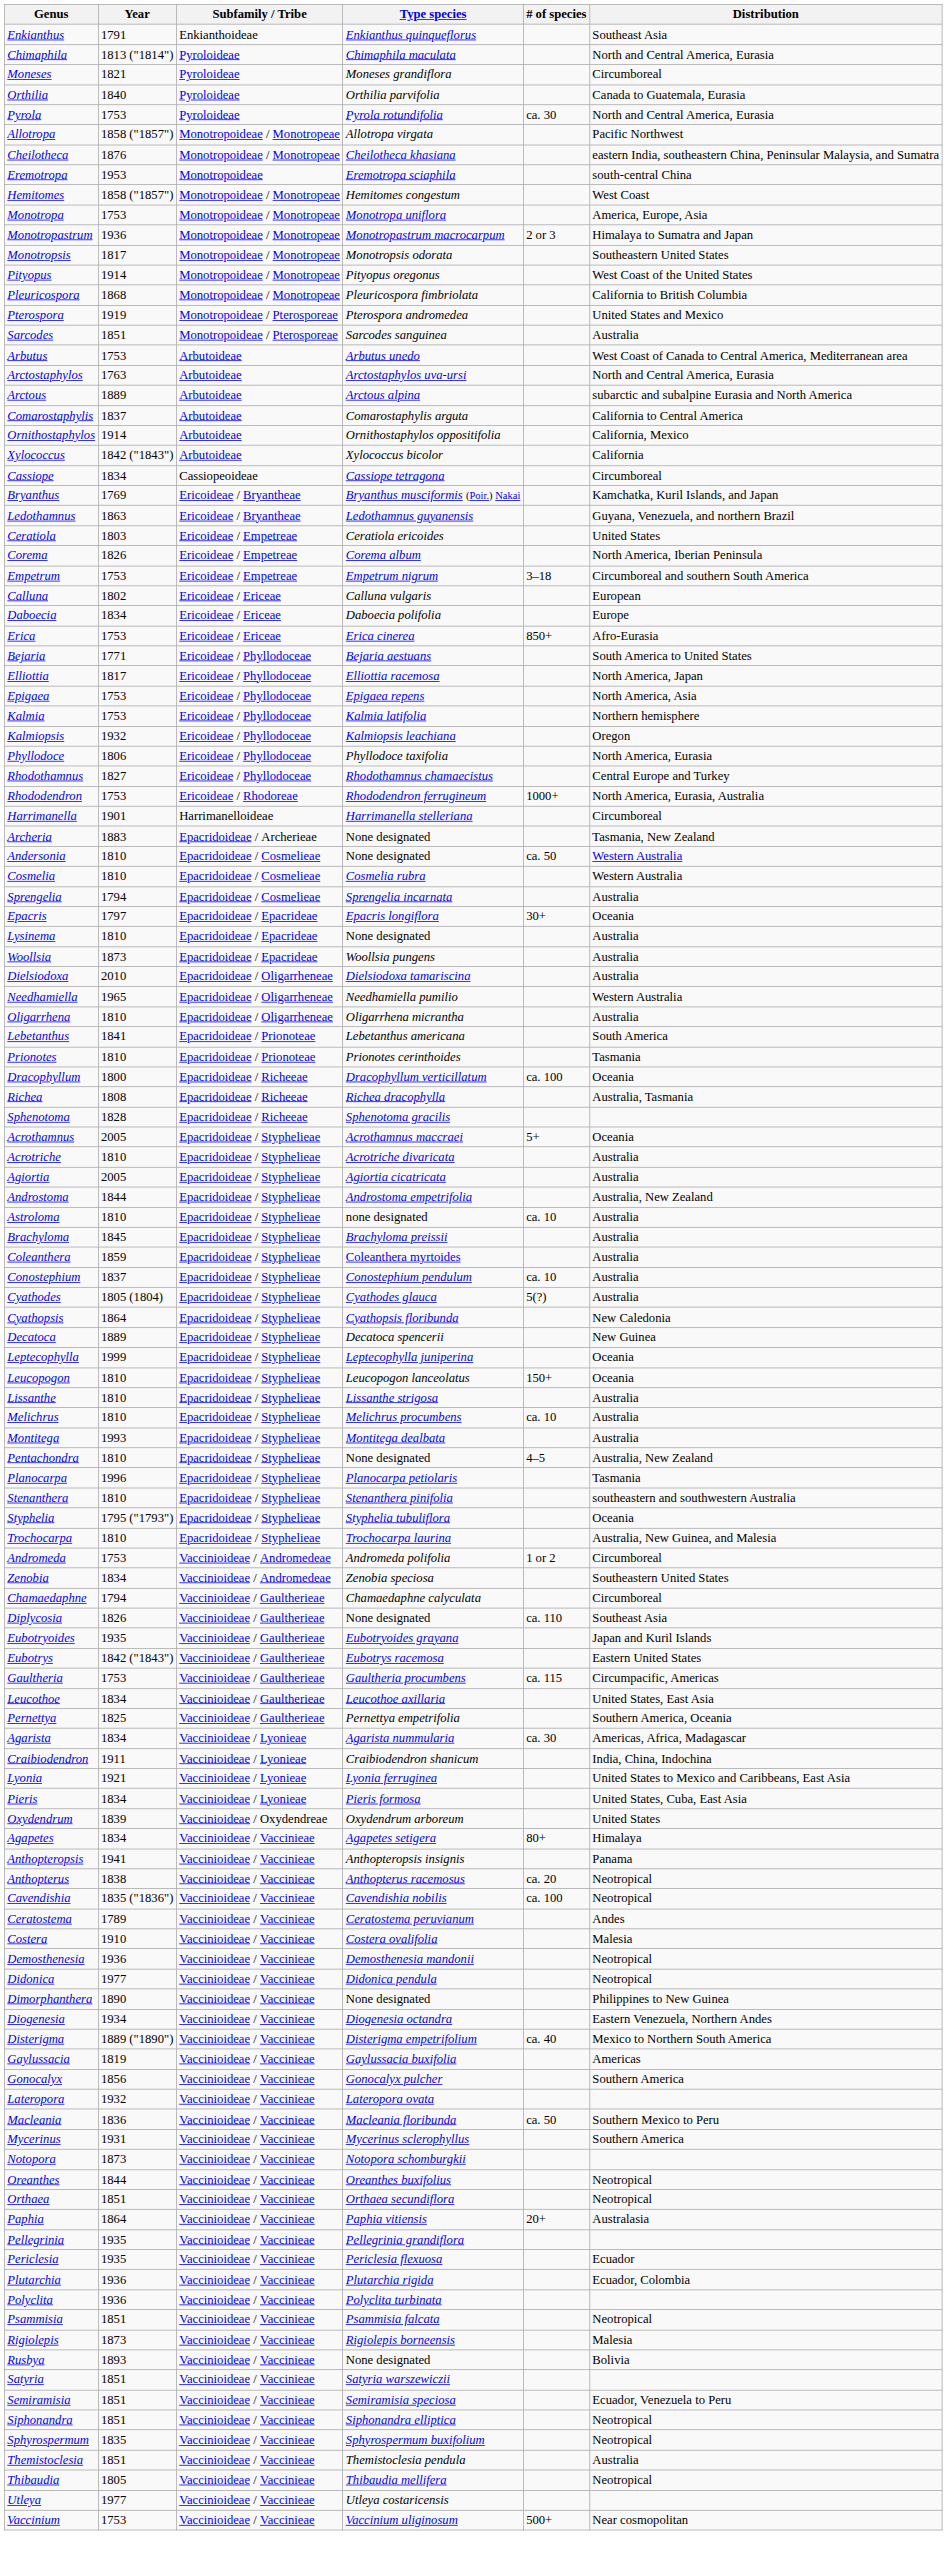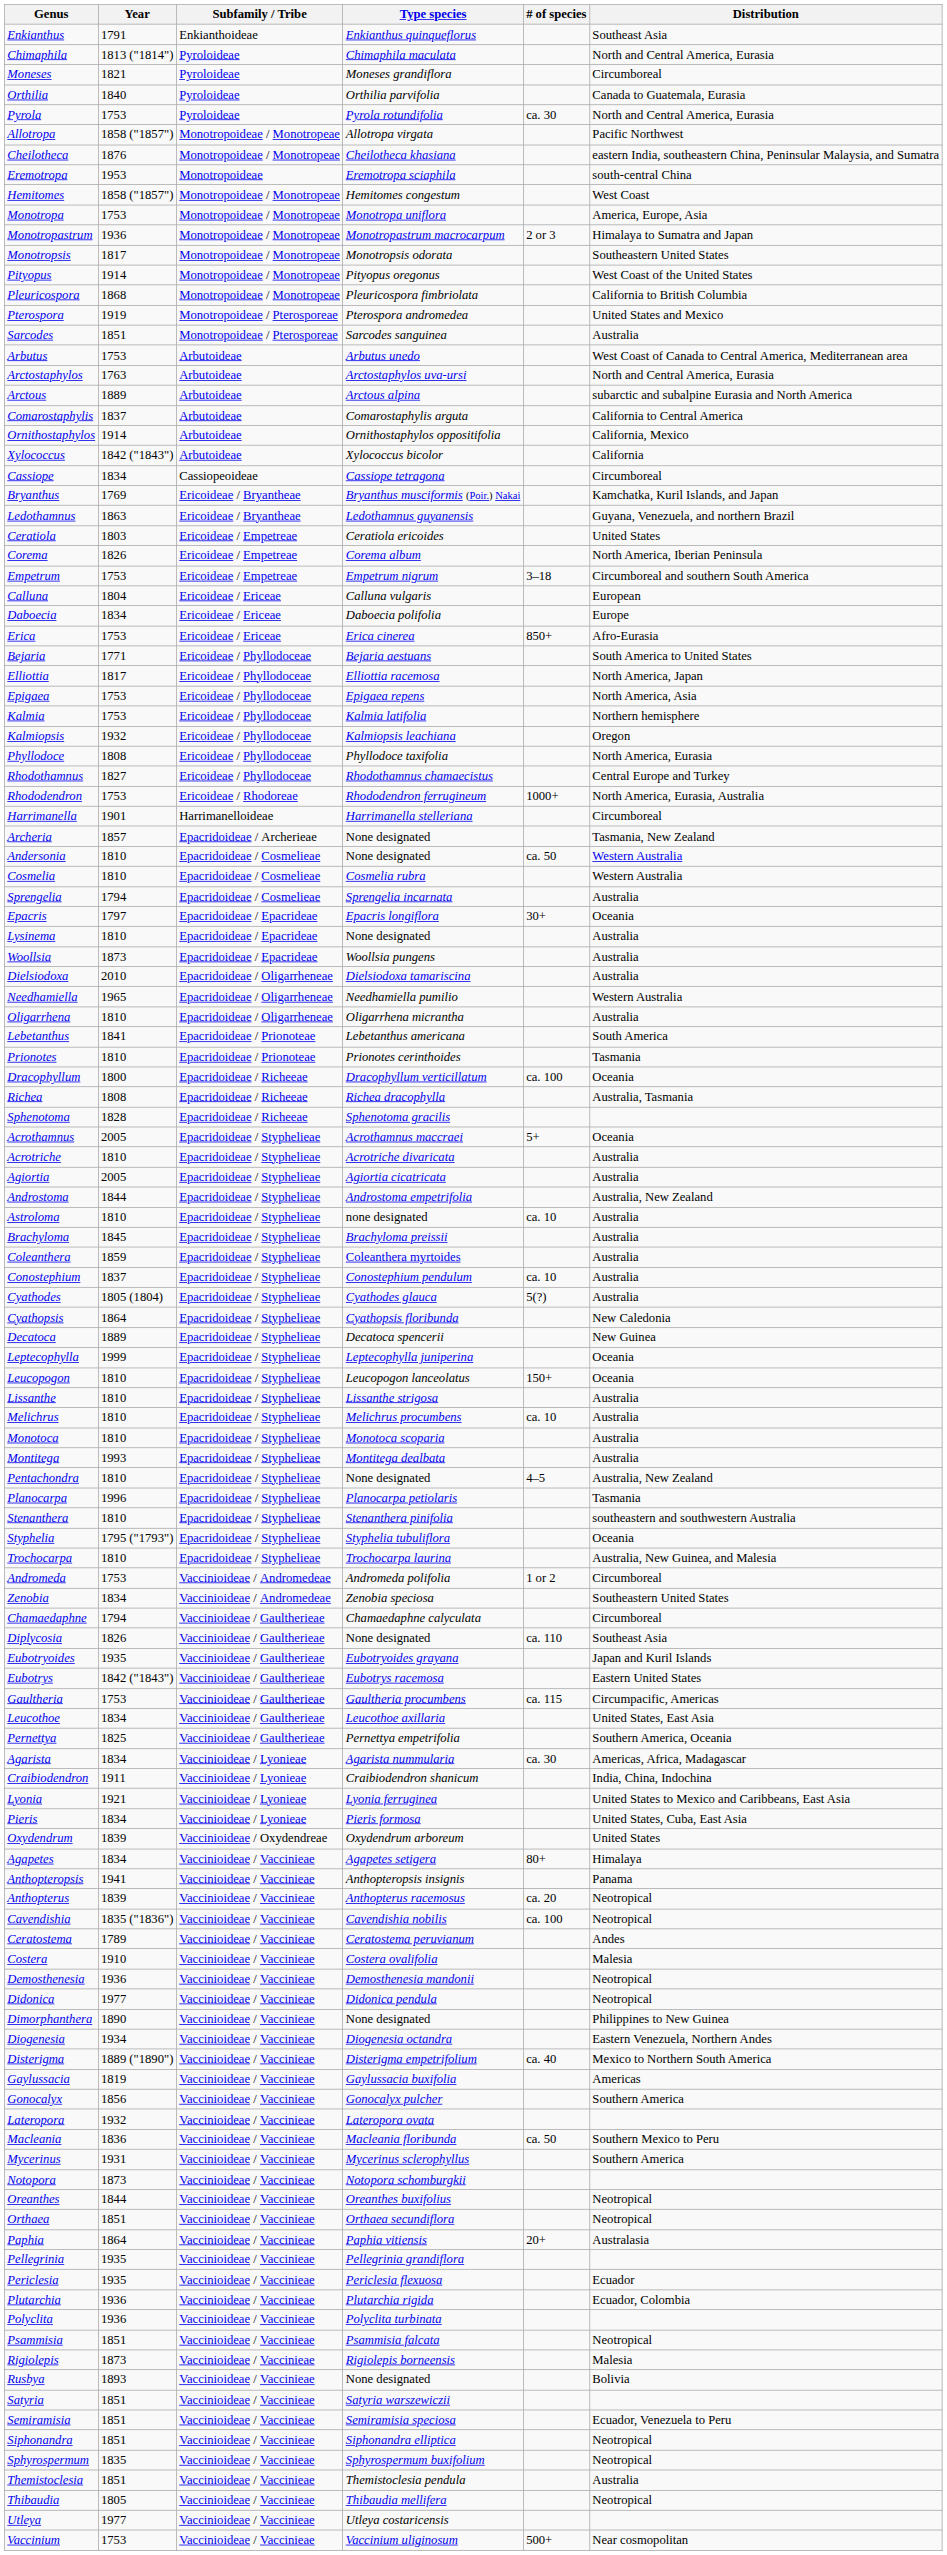(114, 595) 1802 -> (114, 595) 1804
(114, 756) 1806 -> (114, 756) 1808
(114, 836) 1883 -> (114, 836) 1857
+ row: (33, 1437)
(114, 1878) 1838 -> (114, 1898) 1839
